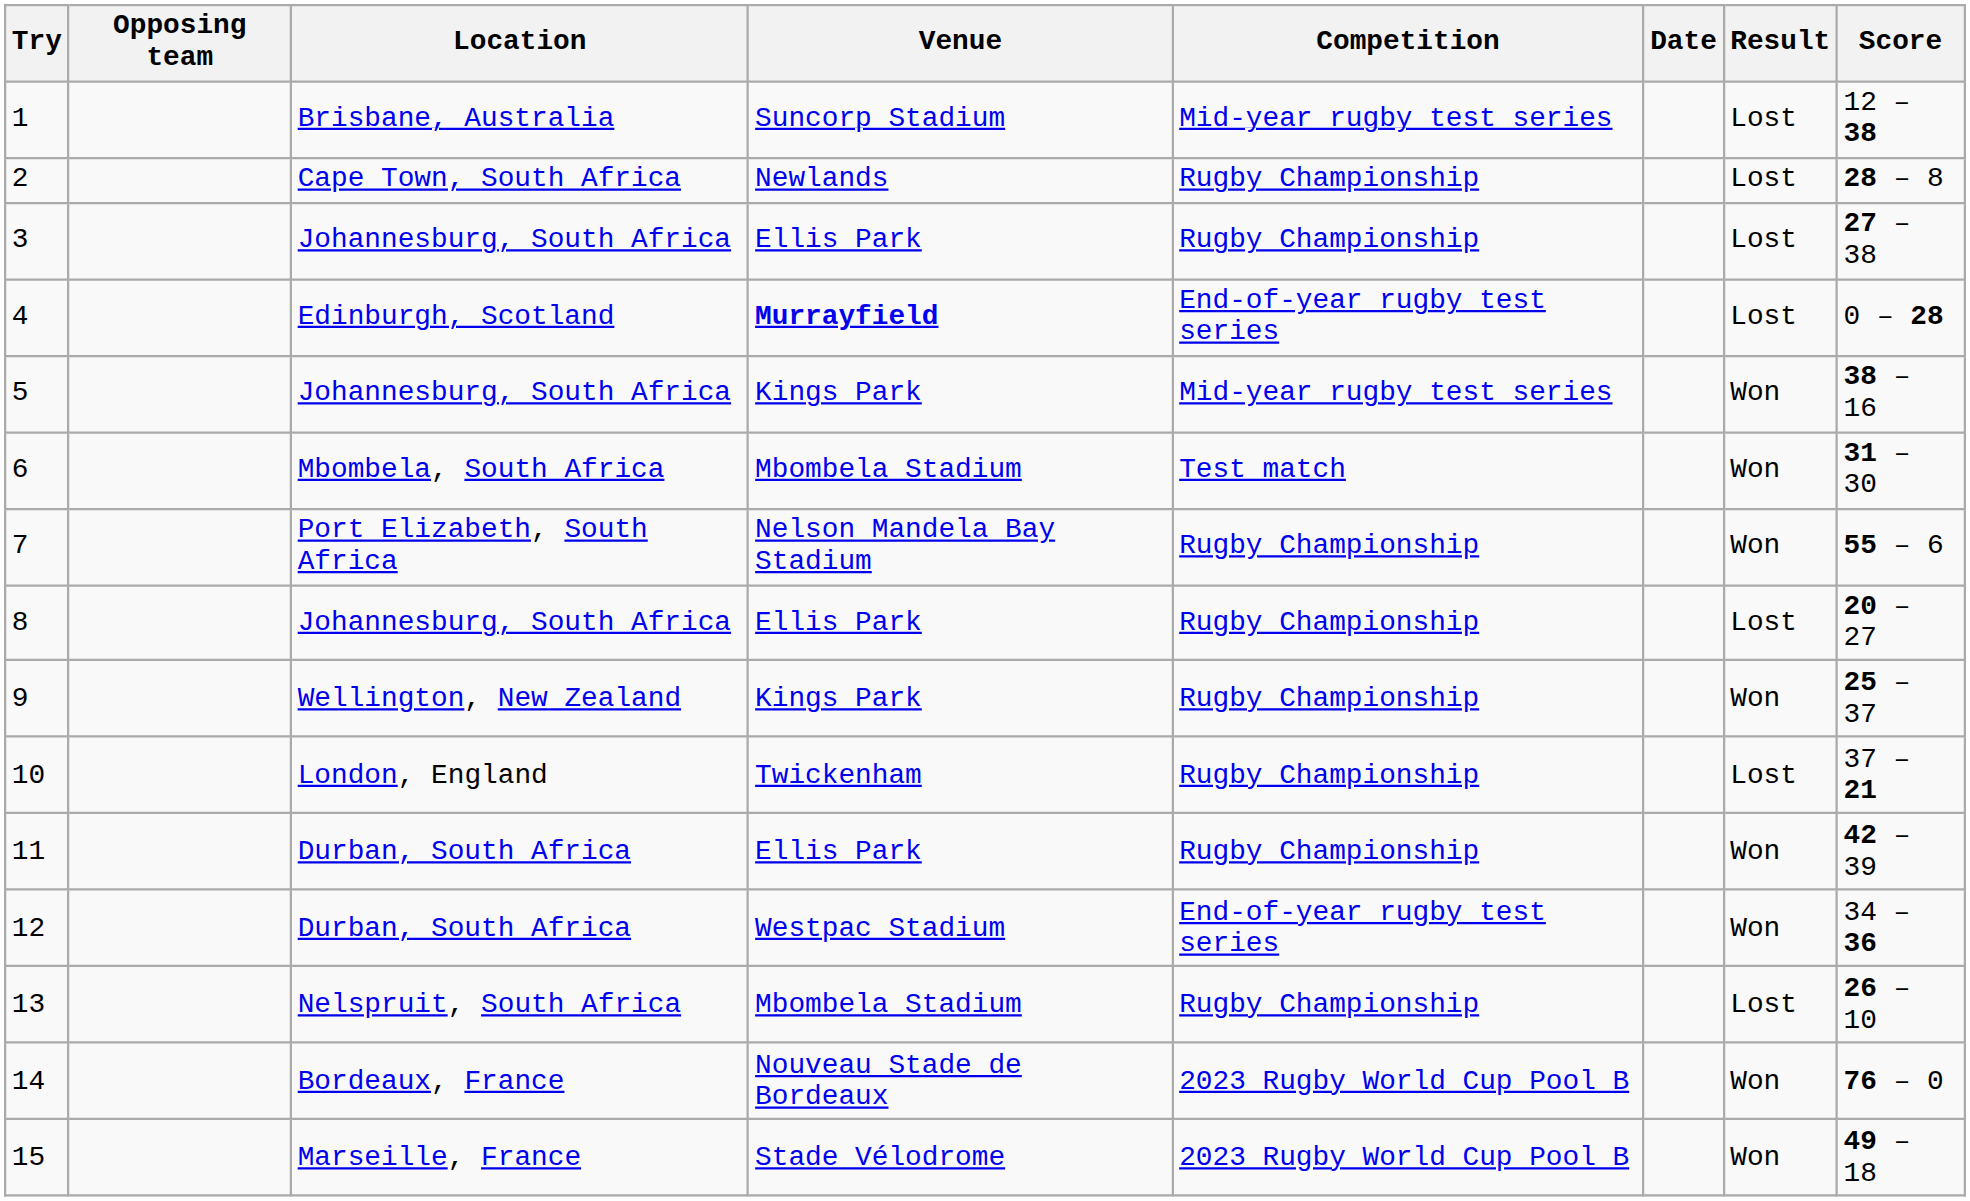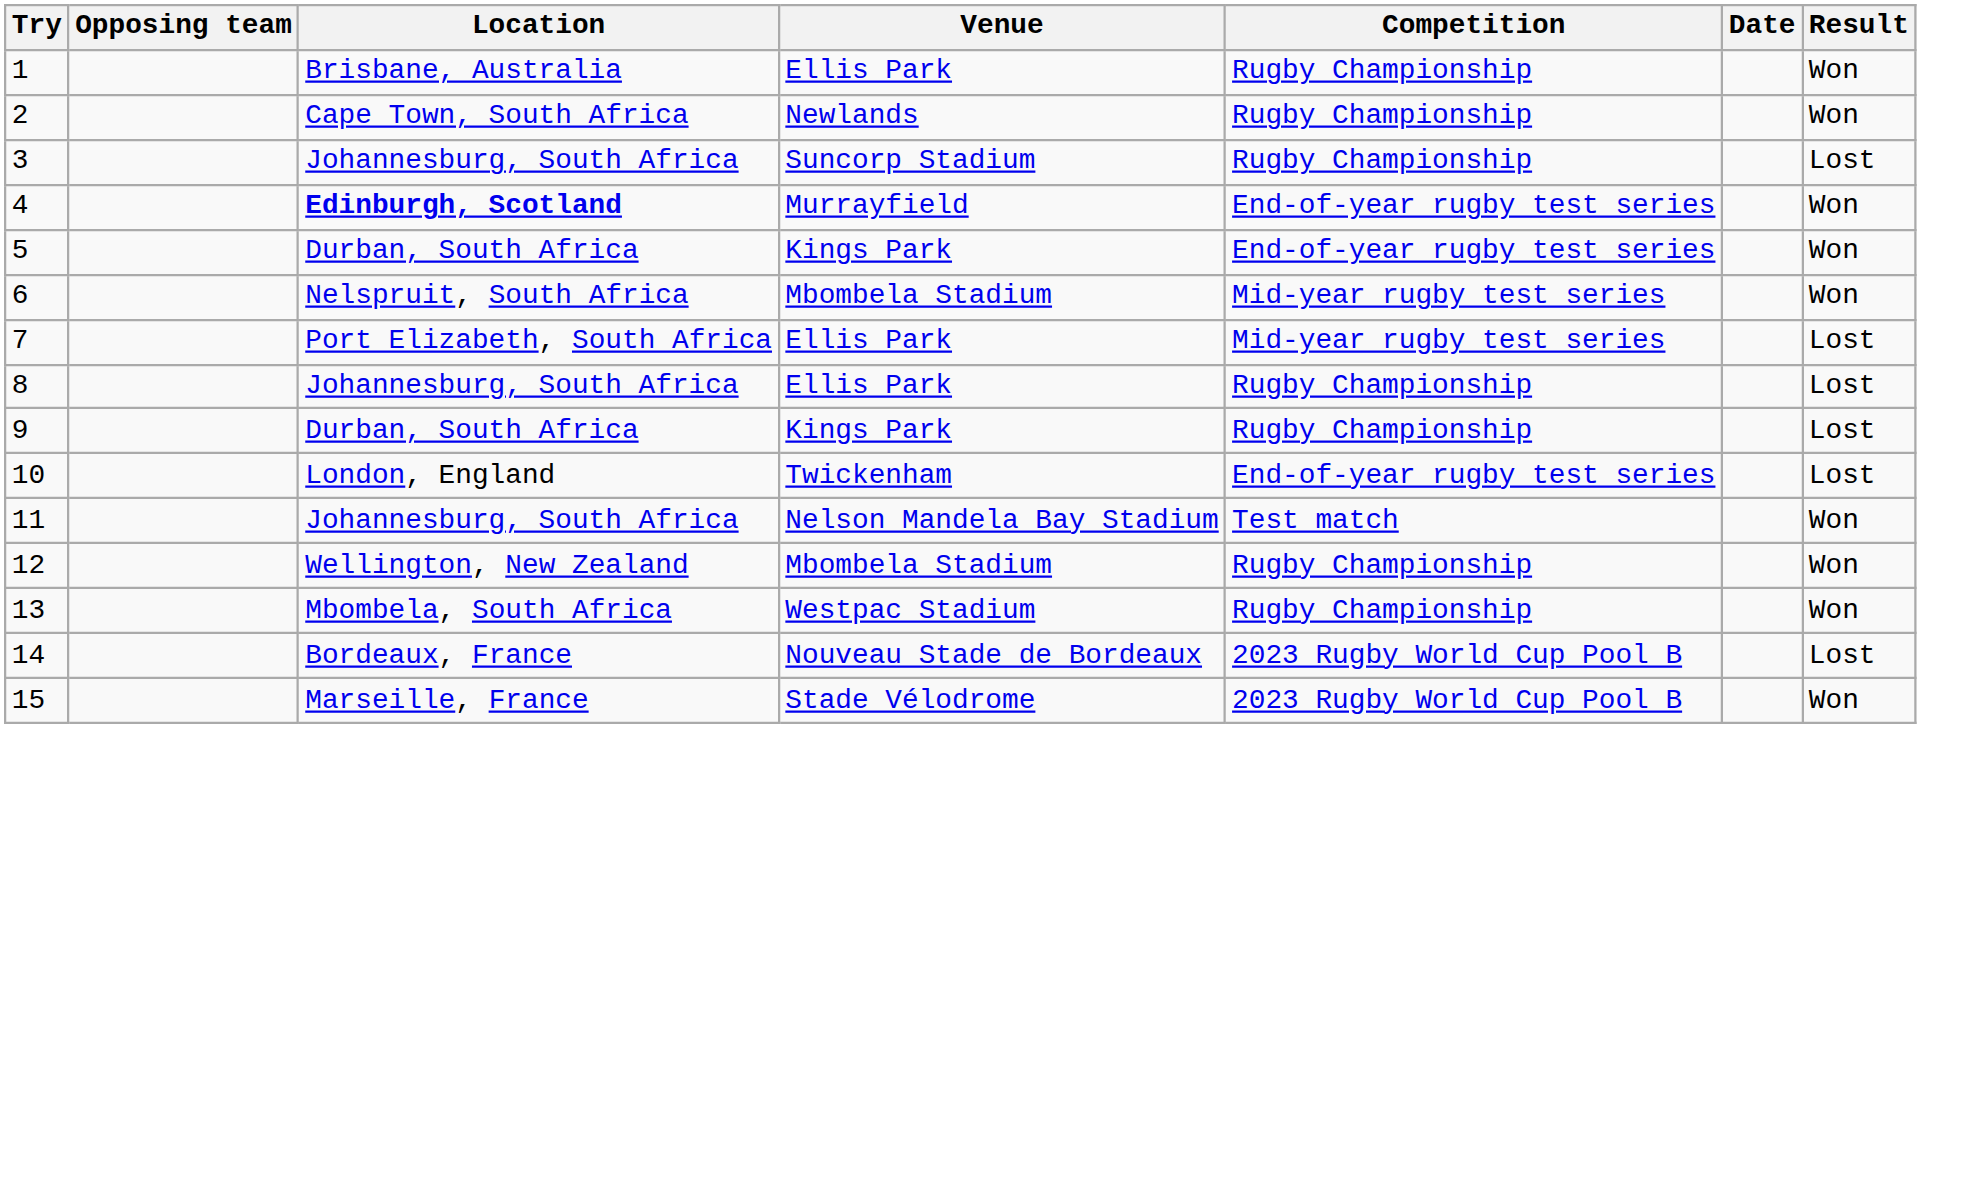- column: (1901, 44)
(880, 120) Suncorp Stadium -> (869, 73) Ellis Park
(1396, 120) Mid-year rugby test series -> (1382, 73) Rugby Championship
(1764, 120) Lost -> (1834, 73) Won
(1764, 181) Lost -> (1834, 118) Won
(838, 241) Ellis Park -> (910, 162) Suncorp Stadium
(456, 318) normal -> (464, 207) bold
(847, 318) bold -> (877, 207) normal
(1764, 318) Lost -> (1834, 207) Won
(514, 394) Johannesburg, South Africa -> (472, 252) Durban, South Africa
(1396, 394) Mid-year rugby test series -> (1474, 252) End-of-year rugby test series
(481, 470) Mbombela, South Africa -> (497, 297) Nelspruit, South Africa
(1263, 470) Test match -> (1449, 297) Mid-year rugby test series
(905, 547) Nelson Mandela Bay Stadium -> (869, 342) Ellis Park
(1329, 547) Rugby Championship -> (1449, 342) Mid-year rugby test series
(1755, 547) Won -> (1842, 342) Lost
(489, 699) Wellington, New Zealand -> (472, 432) Durban, South Africa
(1755, 699) Won -> (1842, 432) Lost
(1329, 776) Rugby Championship -> (1474, 476) End-of-year rugby test series
(464, 852) Durban, South Africa -> (522, 521) Johannesburg, South Africa
(838, 852) Ellis Park -> (1002, 521) Nelson Mandela Bay Stadium
(1329, 852) Rugby Championship -> (1315, 521) Test match
(464, 928) Durban, South Africa -> (497, 566) Wellington, New Zealand
(880, 928) Westpac Stadium -> (919, 566) Mbombela Stadium
(1363, 928) End-of-year rugby test series -> (1382, 566) Rugby Championship
(489, 1005) Nelspruit, South Africa -> (489, 611) Mbombela, South Africa
(888, 1005) Mbombela Stadium -> (910, 611) Westpac Stadium
(1764, 1005) Lost -> (1834, 611) Won
(1755, 1081) Won -> (1842, 656) Lost
